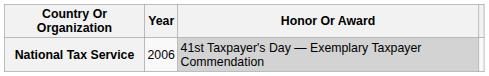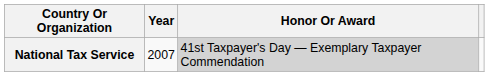(161, 54) 2006 -> (161, 54) 2007
